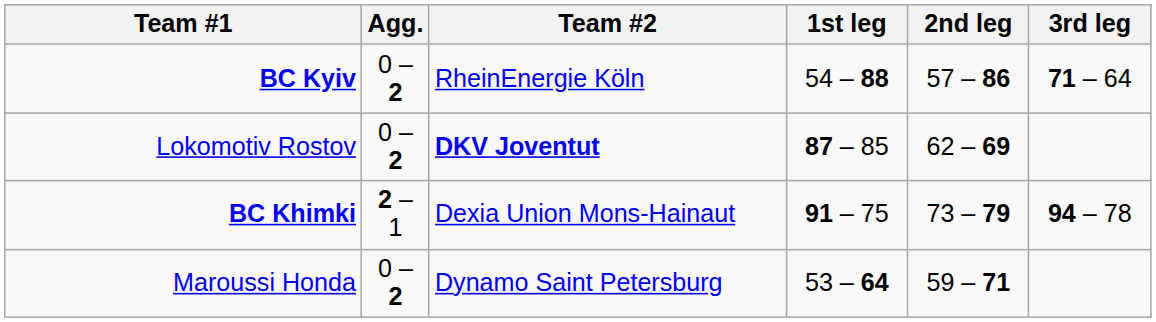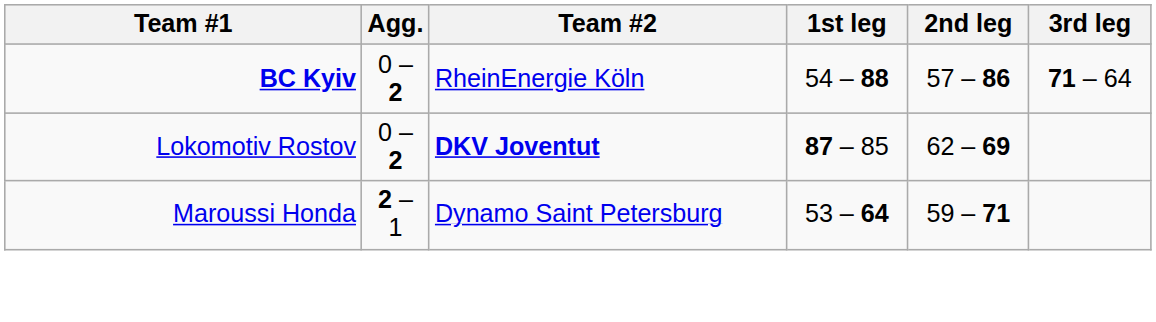- row: (292, 214)
(395, 282) 0 – 2 -> (395, 214) 2 – 1
